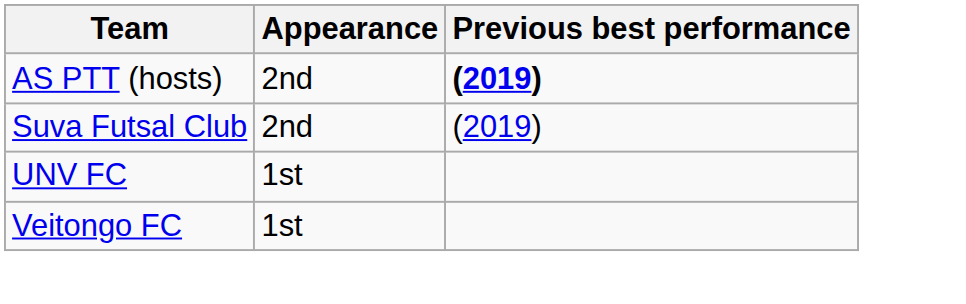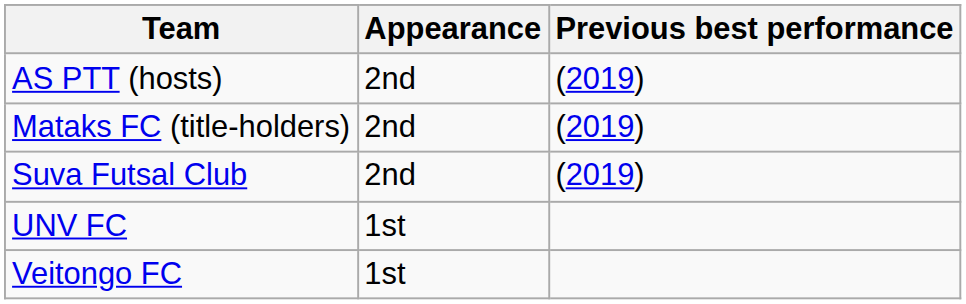(497, 77) bold -> (600, 77) normal
+ row: (181, 126)
